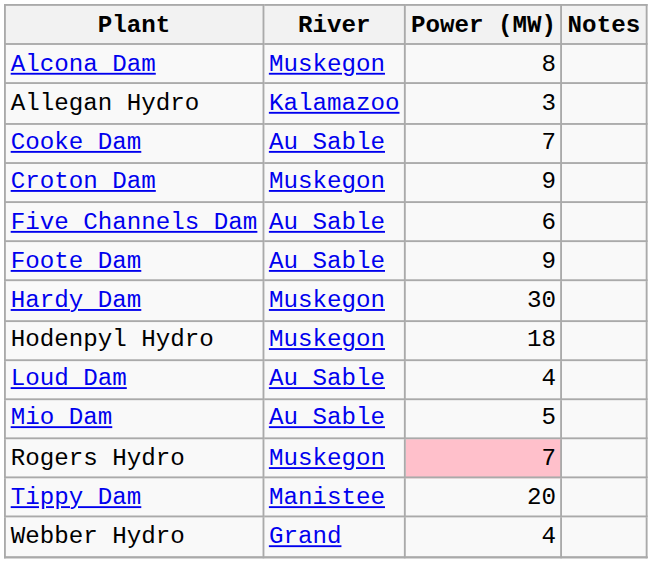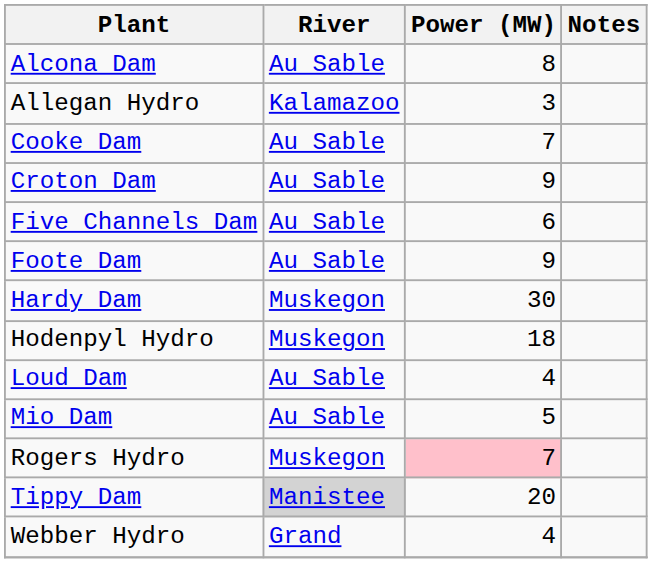(327, 64) Muskegon -> (327, 64) Au Sable
(327, 182) Muskegon -> (327, 182) Au Sable
(327, 498) no background -> (327, 498) lightgrey background
